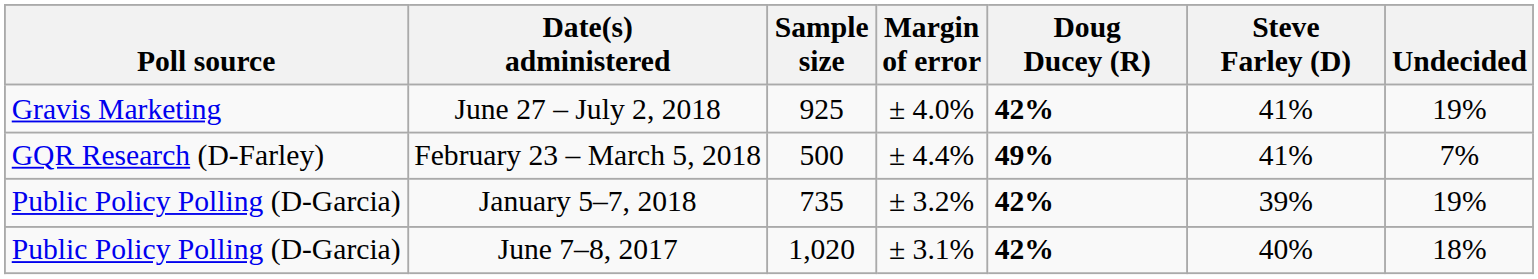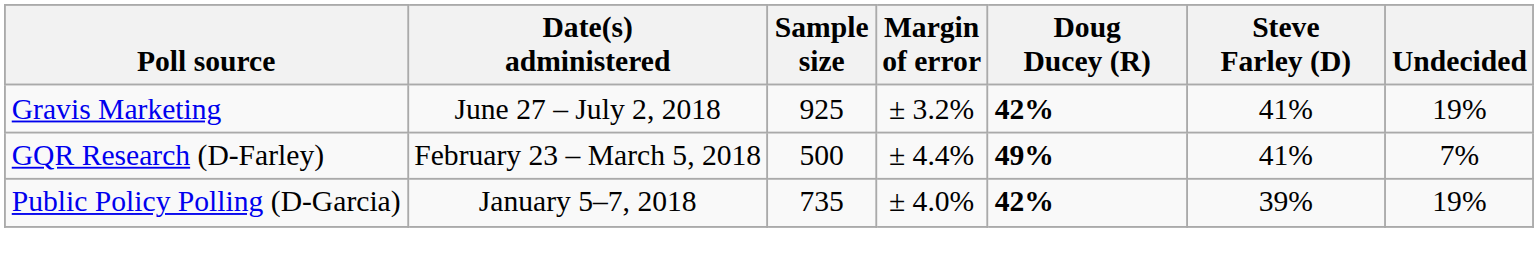(932, 108) ± 4.0% -> (932, 108) ± 3.2%
(932, 202) ± 3.2% -> (932, 202) ± 4.0%
- row: (588, 249)
